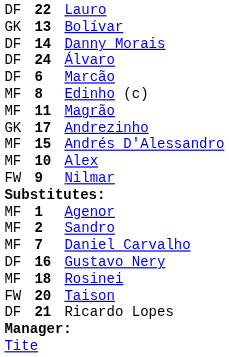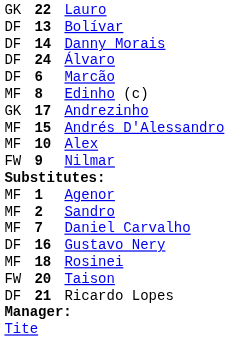(13, 10) DF -> (13, 10) GK
(13, 27) GK -> (13, 27) DF
- row: (90, 111)
